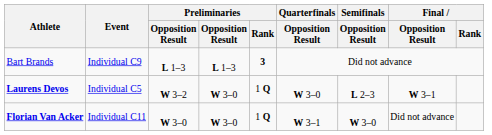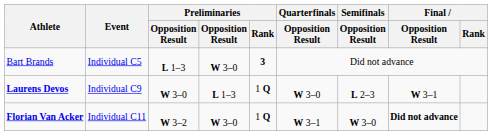(115, 62) Individual C9 -> (115, 62) Individual C5
(224, 67) L 1–3 -> (224, 67) W 3–0
(115, 89) Individual C5 -> (115, 89) Individual C9
(173, 95) W 3–2 -> (173, 95) W 3–0
(224, 95) W 3–0 -> (224, 95) L 1–3
(173, 122) W 3–0 -> (173, 122) W 3–2
(422, 117) normal -> (424, 117) bold
